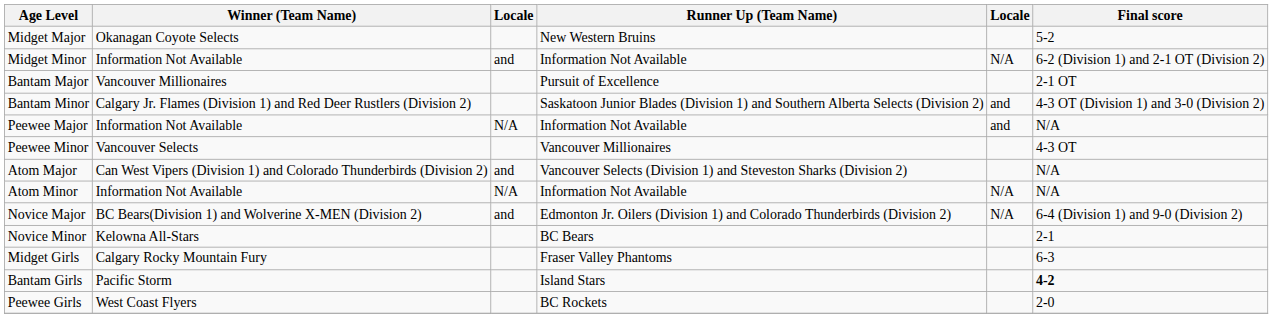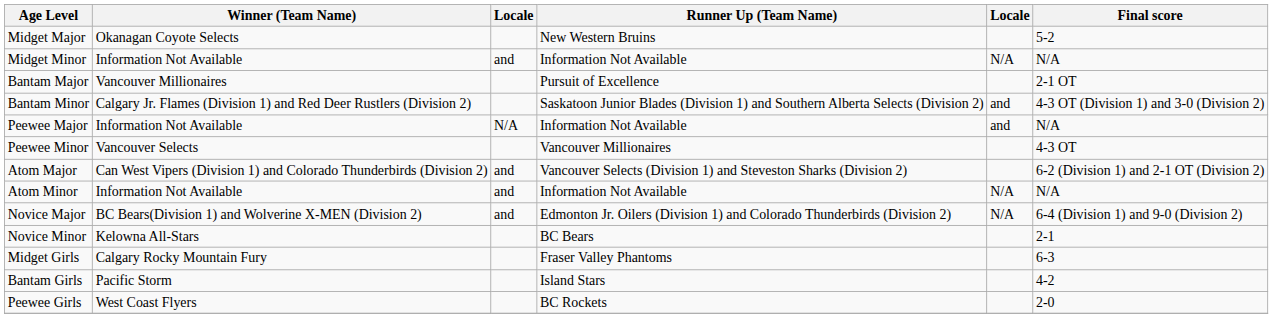(1150, 59) 6-2 (Division 1) and 2-1 OT (Division 2) -> (1048, 59) N/A
(1048, 170) N/A -> (1150, 170) 6-2 (Division 1) and 2-1 OT (Division 2)
(506, 192) N/A -> (504, 192) and
(1045, 280) bold -> (1045, 280) normal
